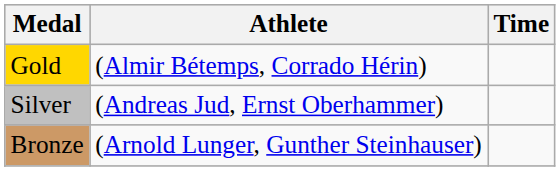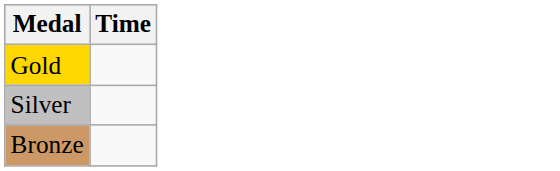- column: (289, 24)
